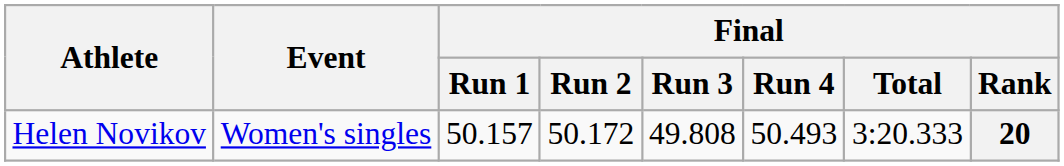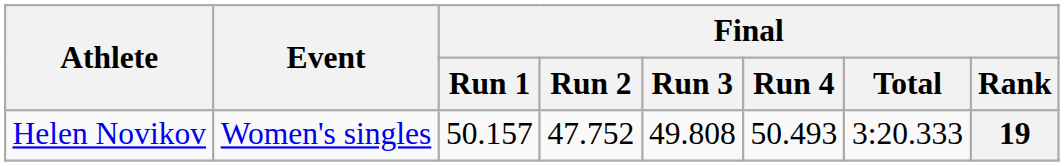(591, 134) 50.172 -> (591, 134) 47.752
(1015, 134) 20 -> (1015, 134) 19
